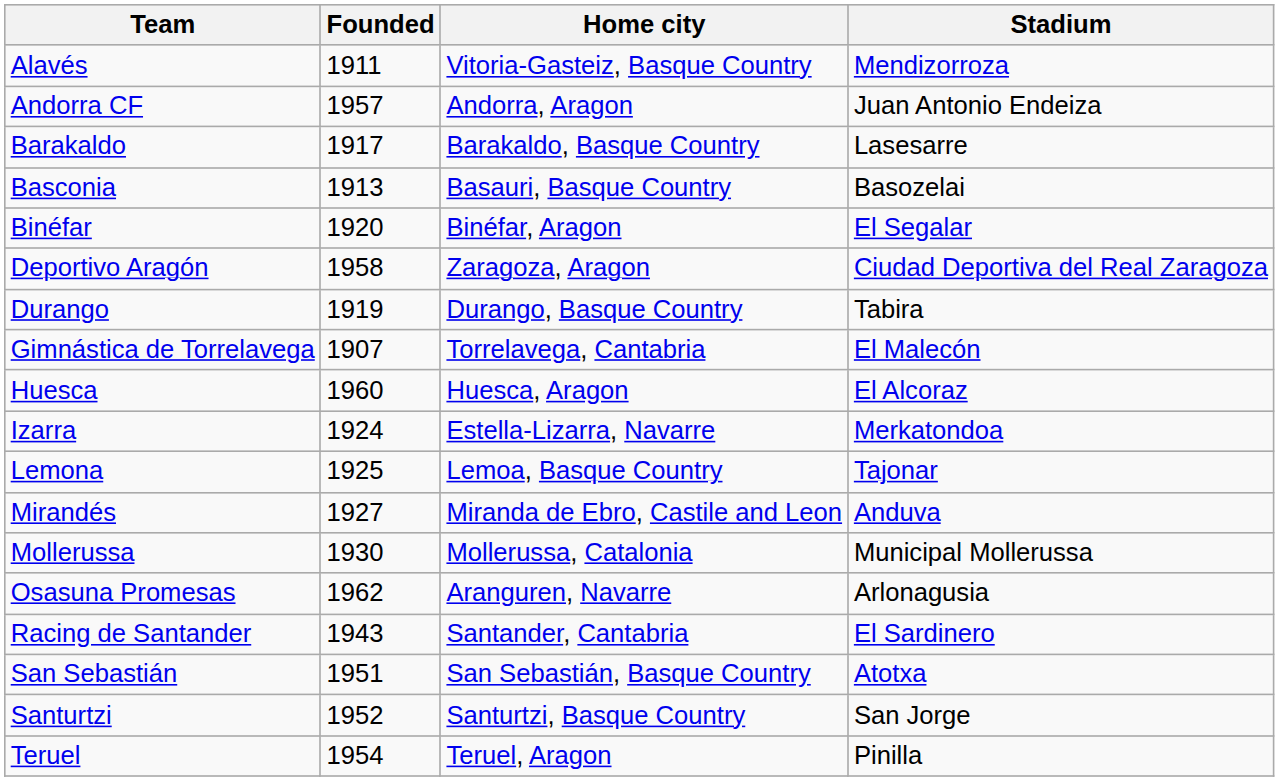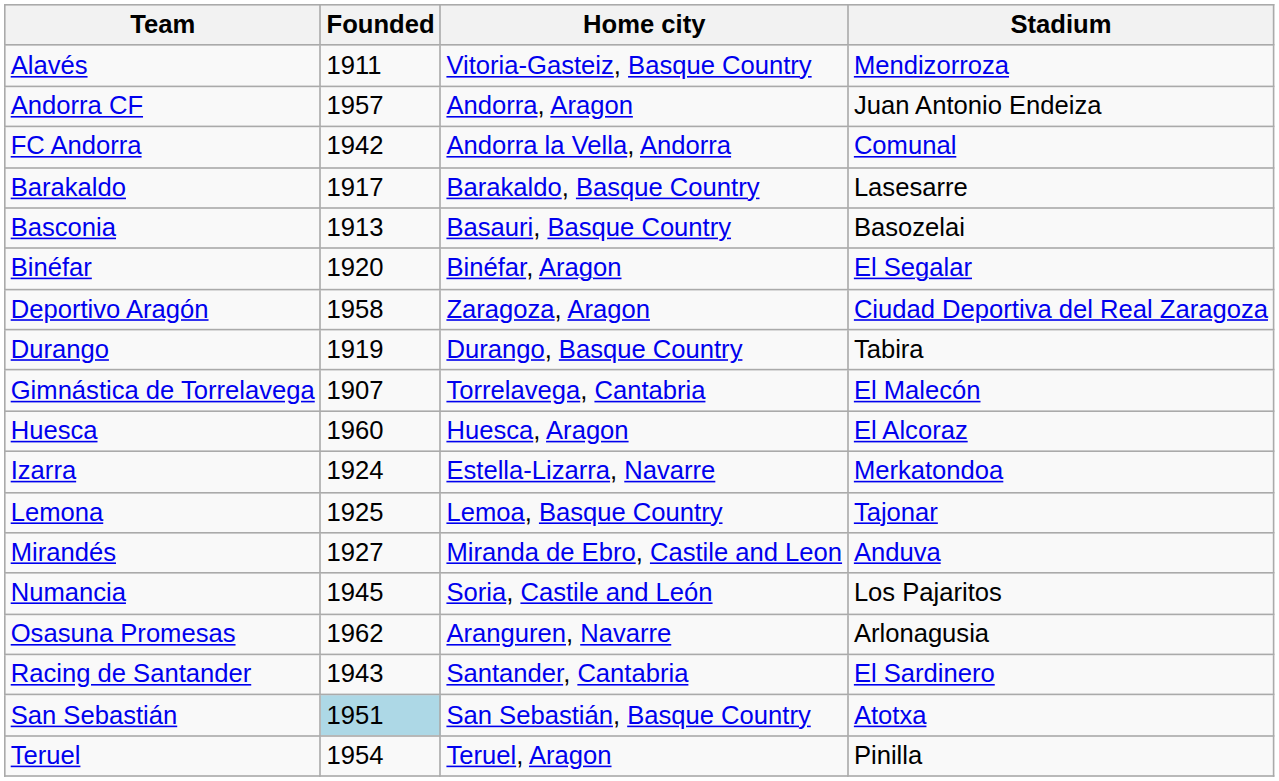+ row: (76, 146)
- row: (73, 552)
+ row: (68, 593)
(355, 674) no background -> (355, 715) lightblue background
- row: (61, 715)
